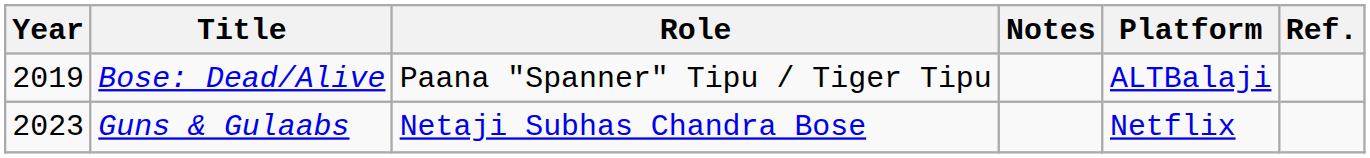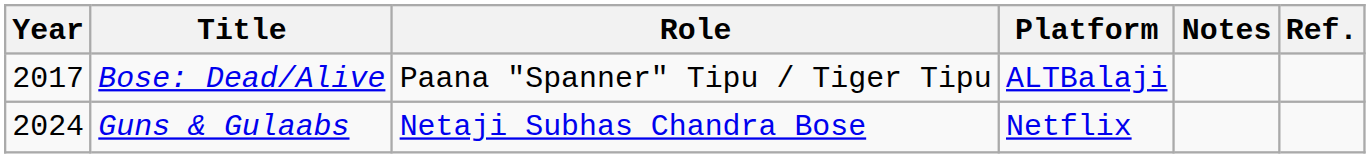columns swapped: (1191, 30) <-> (1051, 30)
(48, 78) 2019 -> (48, 78) 2017
(48, 127) 2023 -> (48, 127) 2024
